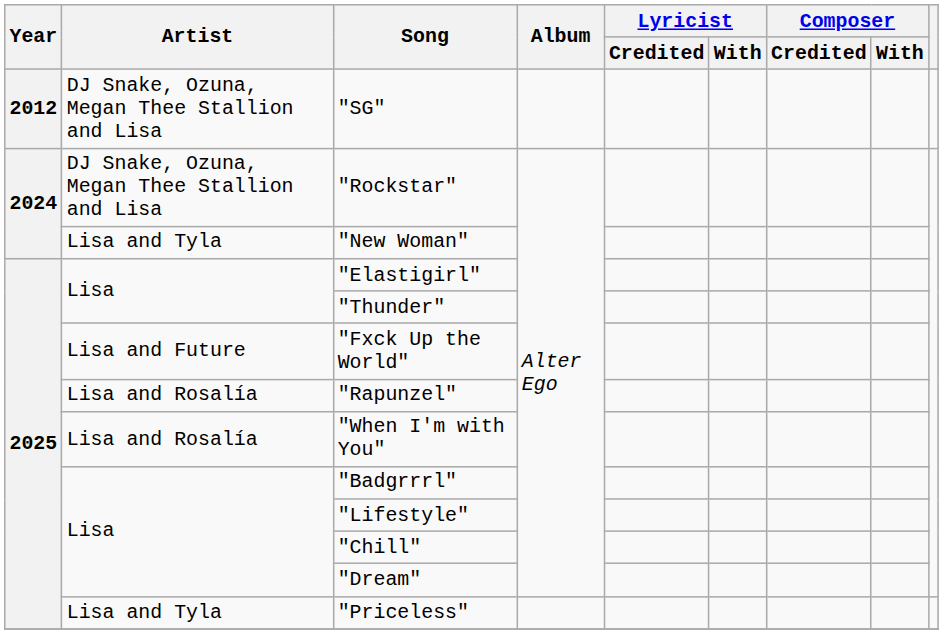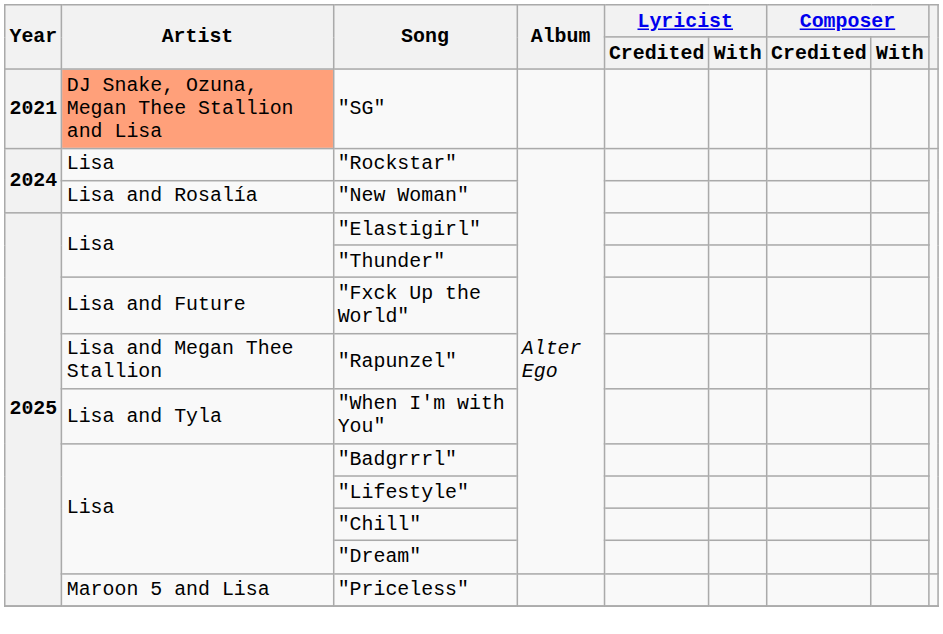(33, 109) 2012 -> (33, 109) 2021
(180, 109) no background -> (180, 109) lightsalmon background
(180, 187) DJ Snake, Ozuna, Megan Thee Stallion and Lisa -> (91, 164) Lisa
(144, 242) Lisa and Tyla -> (162, 197) Lisa and Rosalía
(162, 395) Lisa and Rosalía -> (180, 361) Lisa and Megan Thee Stallion
(162, 439) Lisa and Rosalía -> (144, 416) Lisa and Tyla
(144, 613) Lisa and Tyla -> (168, 590) Maroon 5 and Lisa
